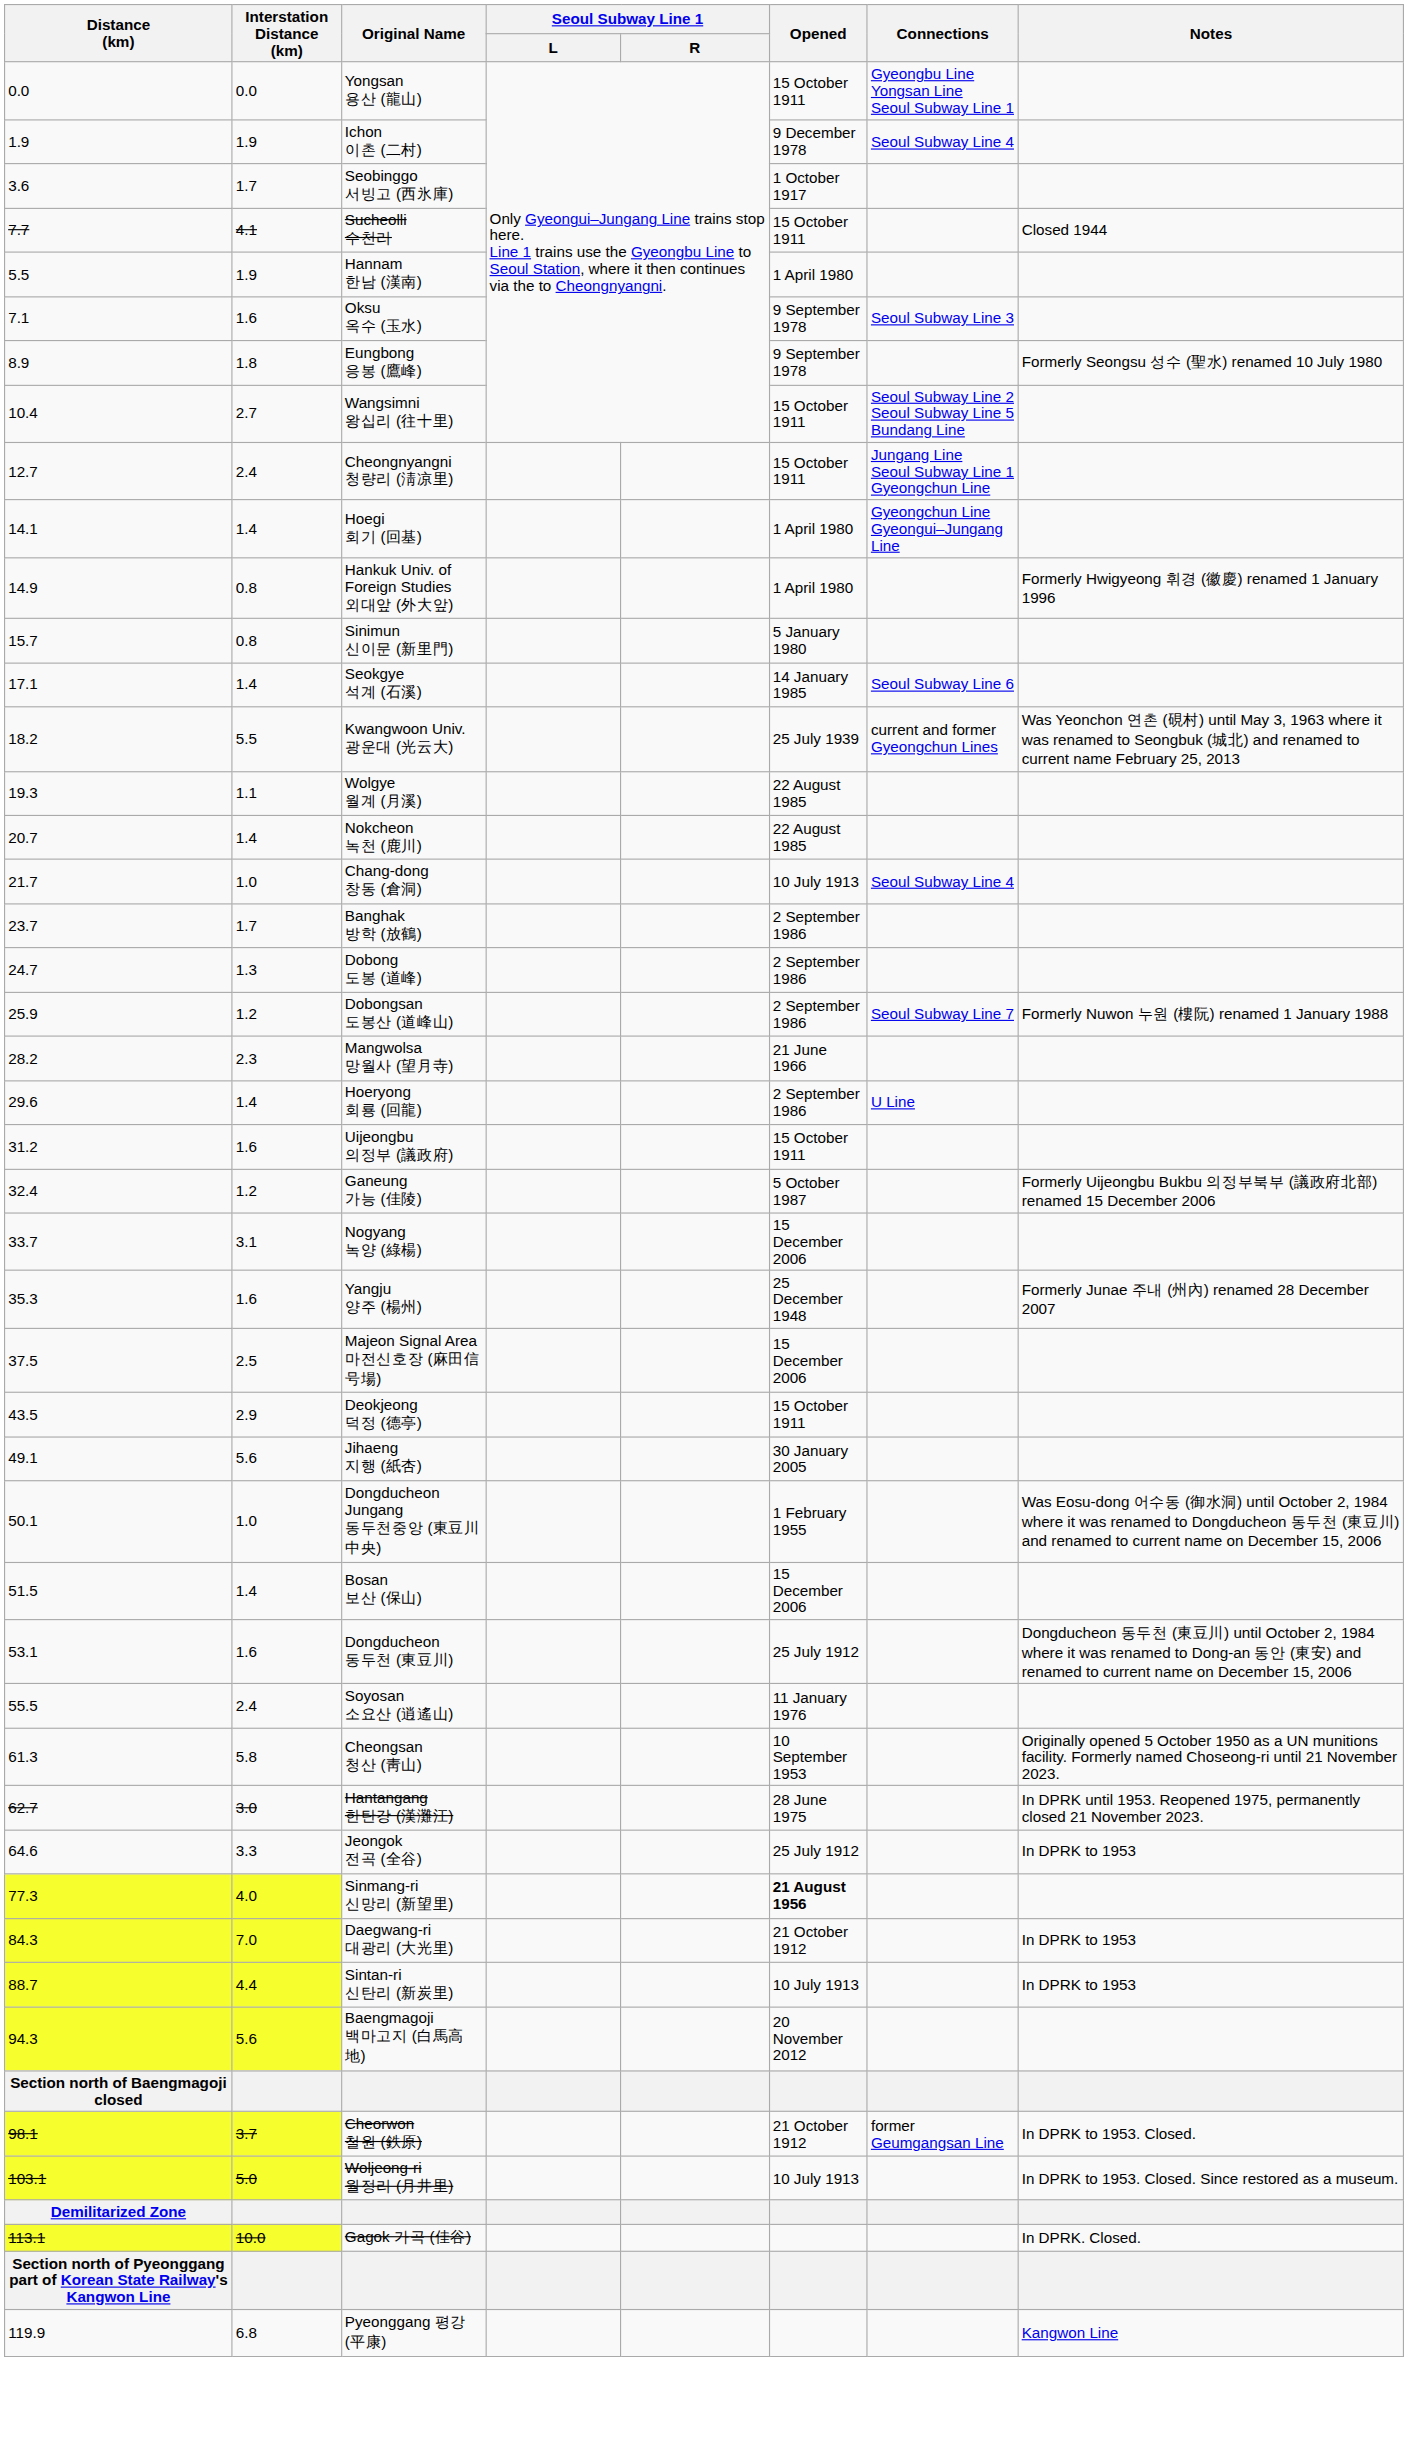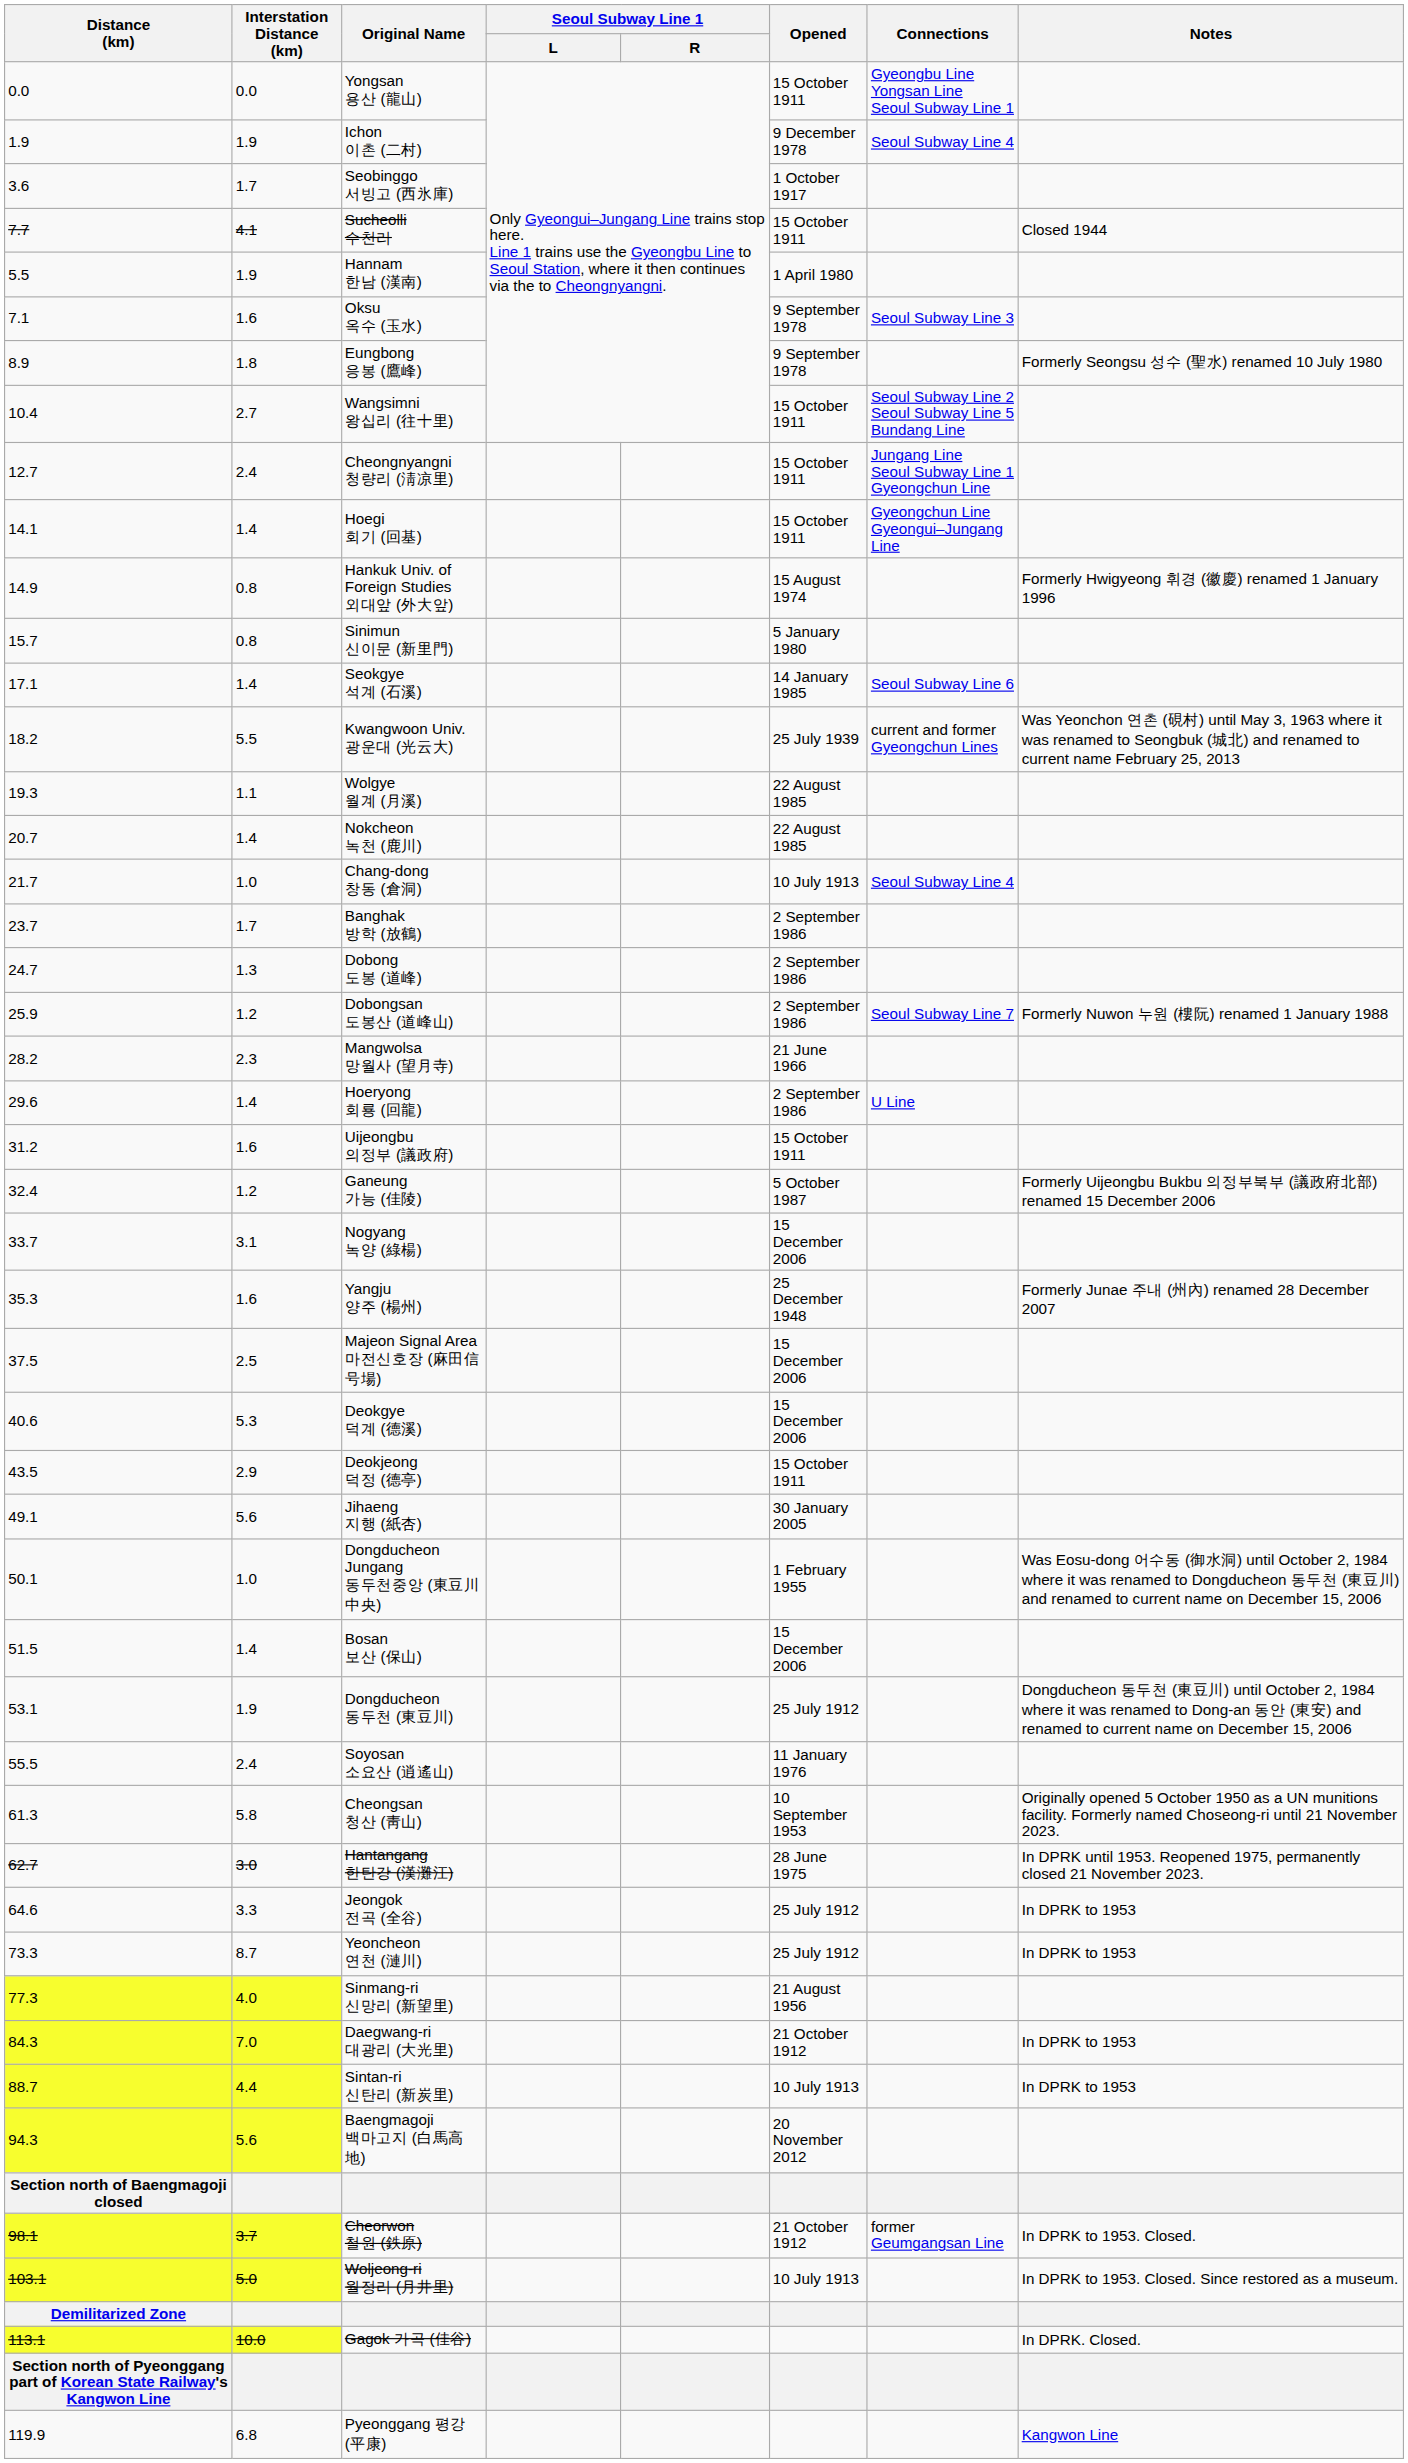(813, 528) 1 April 1980 -> (810, 528) 15 October 1911
(813, 588) 1 April 1980 -> (807, 588) 15 August 1974
+ row: (383, 1420)
(246, 1651) 1.6 -> (246, 1709) 1.9
+ row: (383, 1952)
(809, 1896) bold -> (807, 1998) normal
